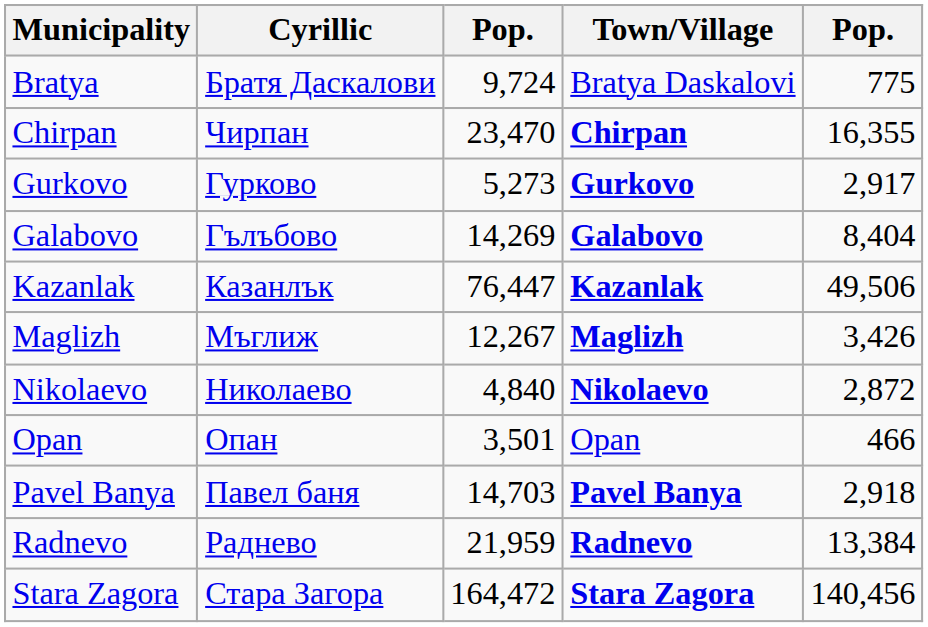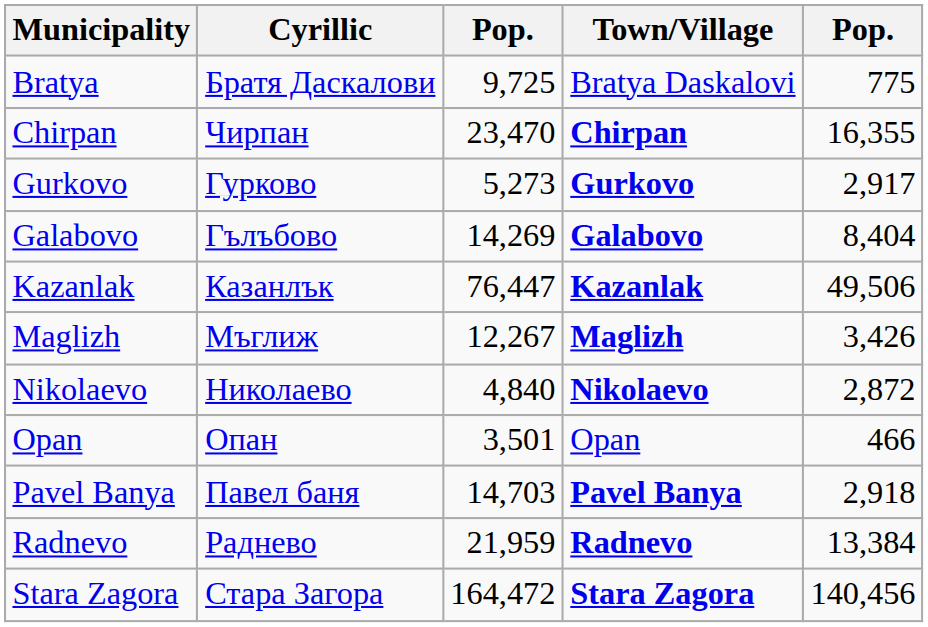(519, 81) 9,724 -> (519, 81) 9,725
